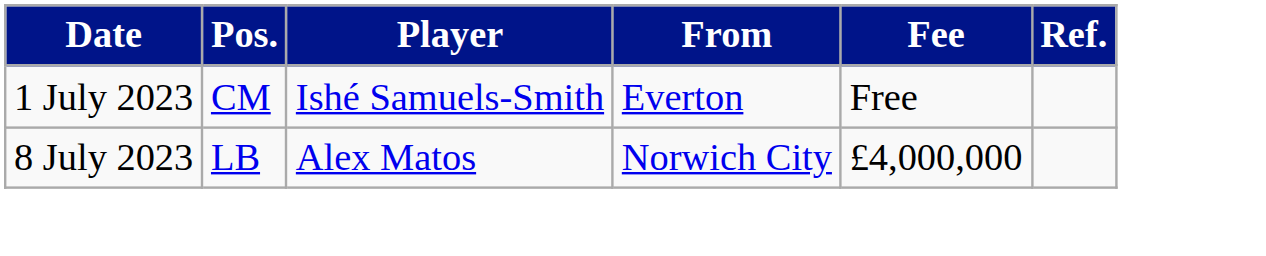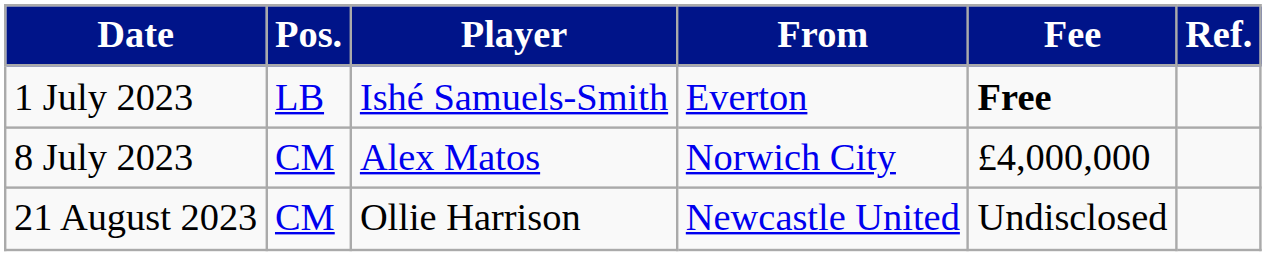(241, 95) CM -> (300, 95) LB
(884, 95) normal -> (1015, 95) bold
(236, 156) LB -> (305, 156) CM
+ row: (136, 217)
